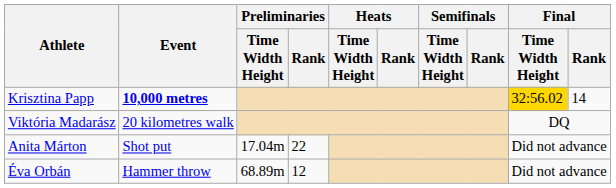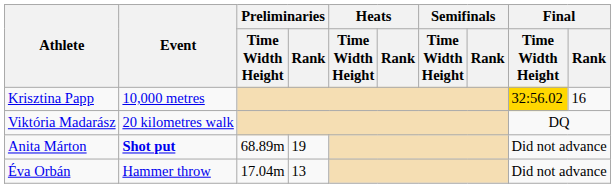(165, 99) bold -> (164, 99) normal
(579, 99) 14 -> (579, 99) 16
(147, 147) normal -> (149, 147) bold
(263, 147) 17.04m -> (263, 147) 68.89m
(299, 147) 22 -> (299, 147) 19
(263, 171) 68.89m -> (263, 171) 17.04m
(299, 171) 12 -> (299, 171) 13
